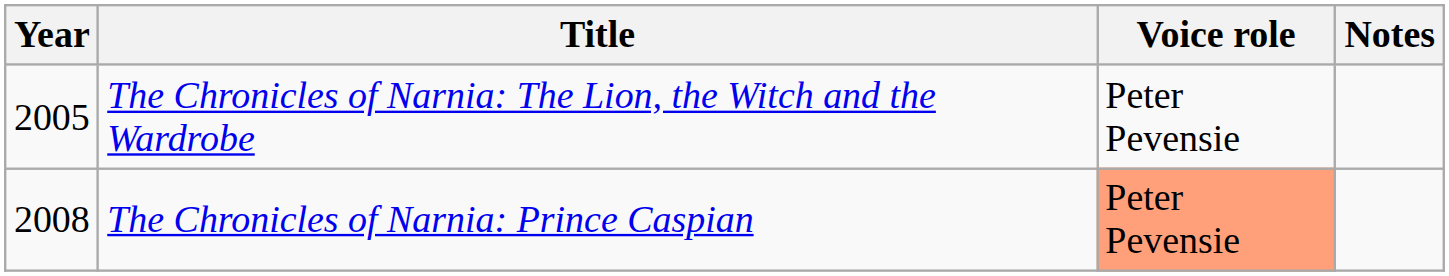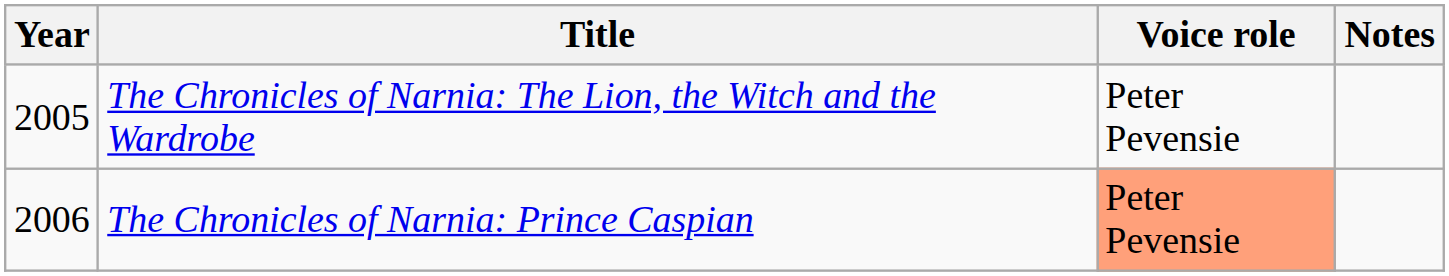(52, 218) 2008 -> (52, 218) 2006
